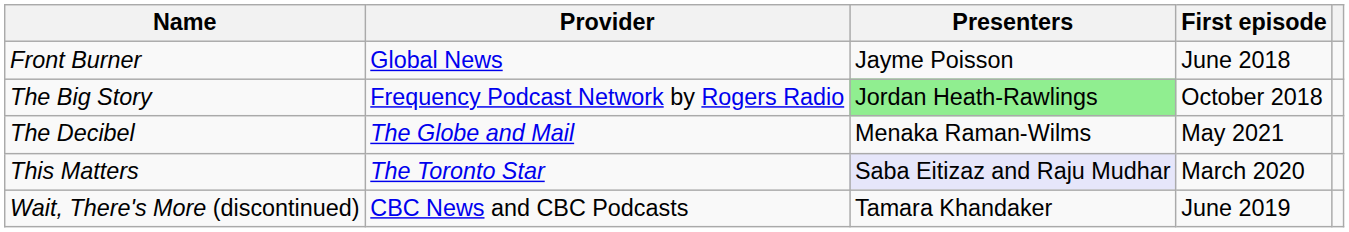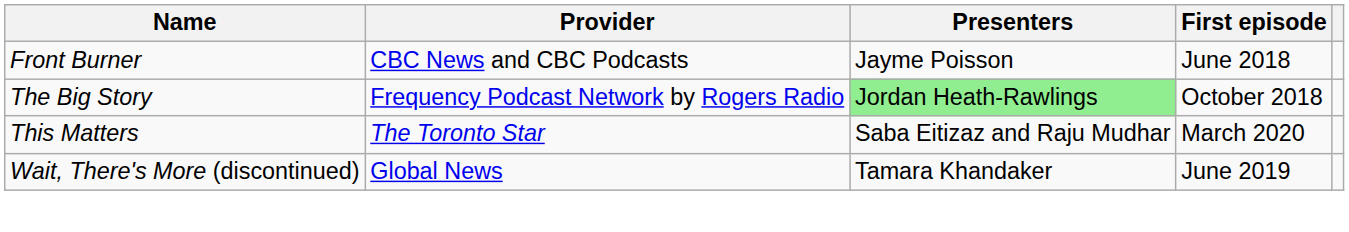(436, 60) Global News -> (529, 60) CBC News and CBC Podcasts
- row: (72, 134)
(1013, 171) lavender background -> (1013, 134) no background
(529, 208) CBC News and CBC Podcasts -> (436, 171) Global News
